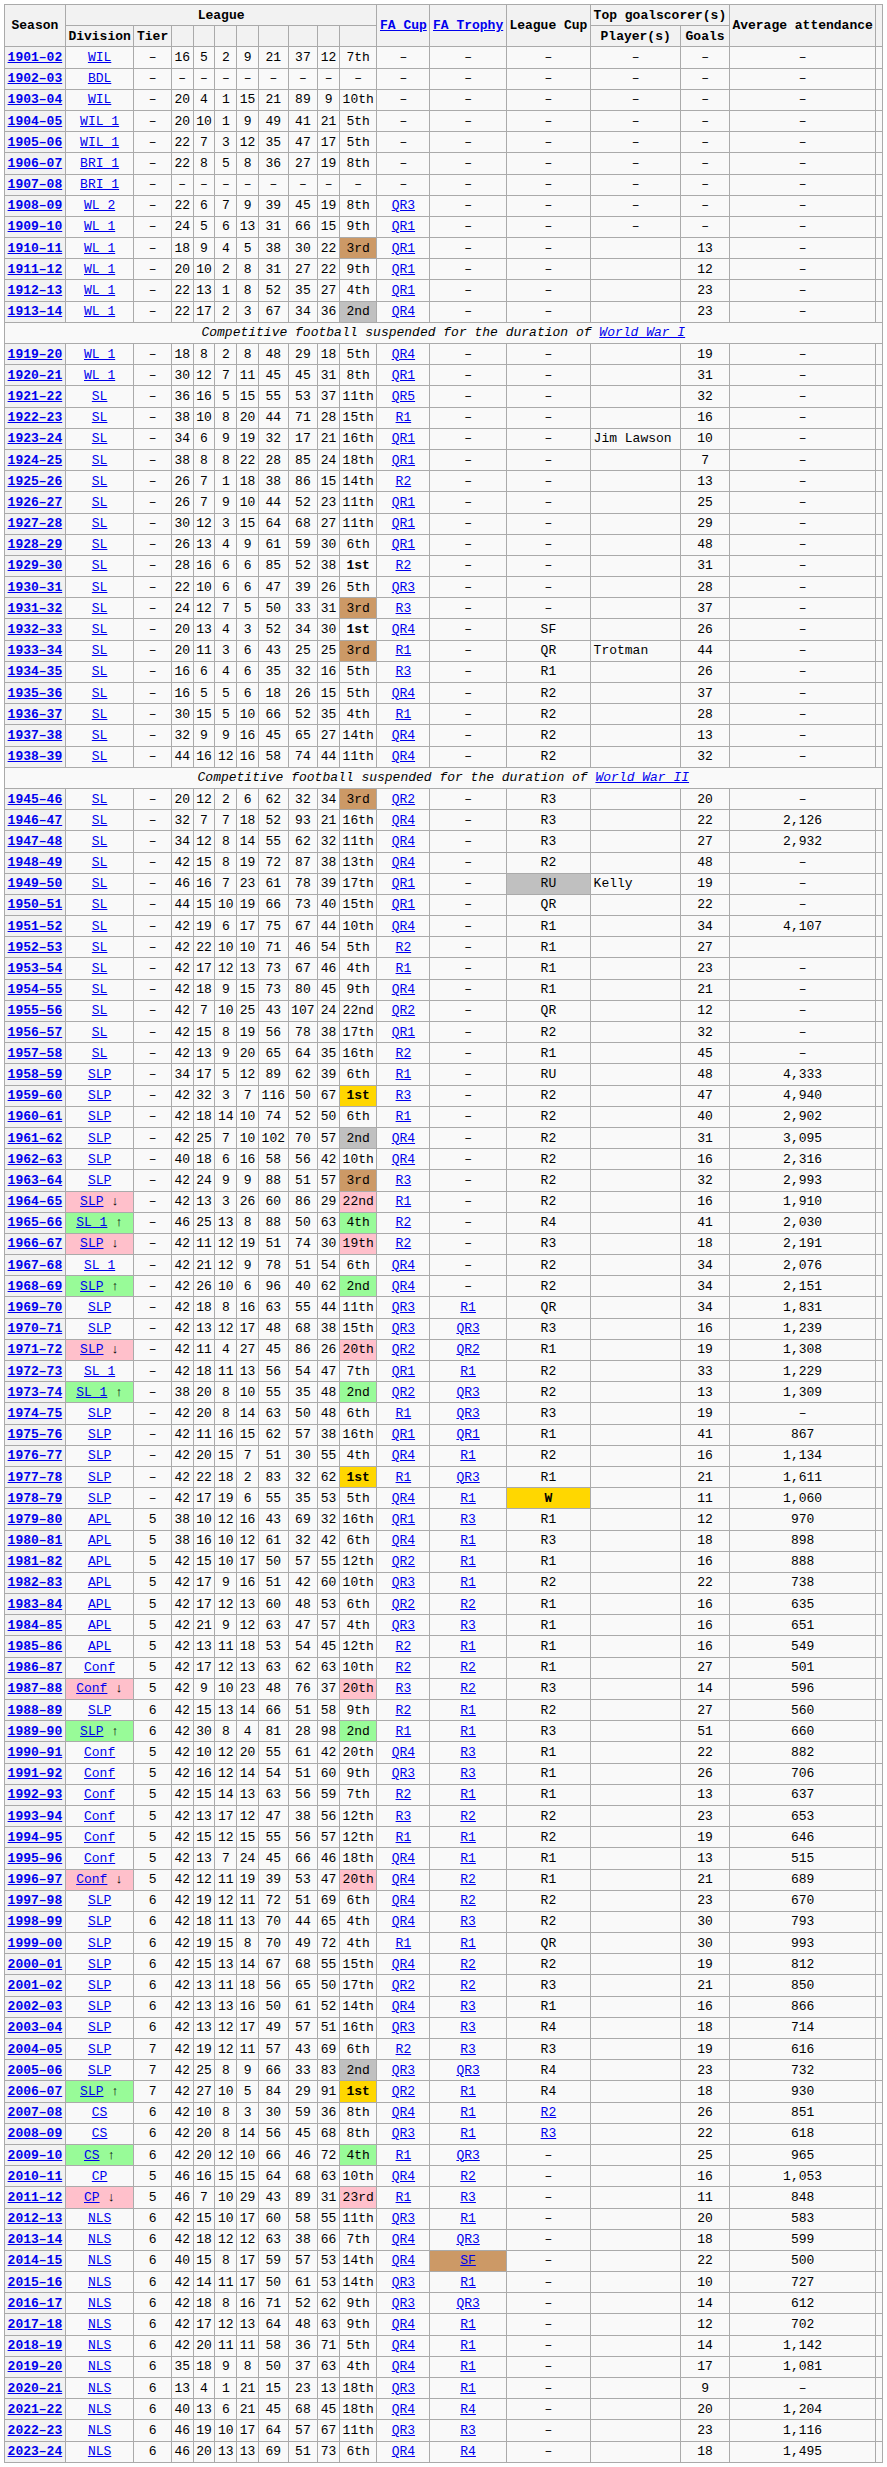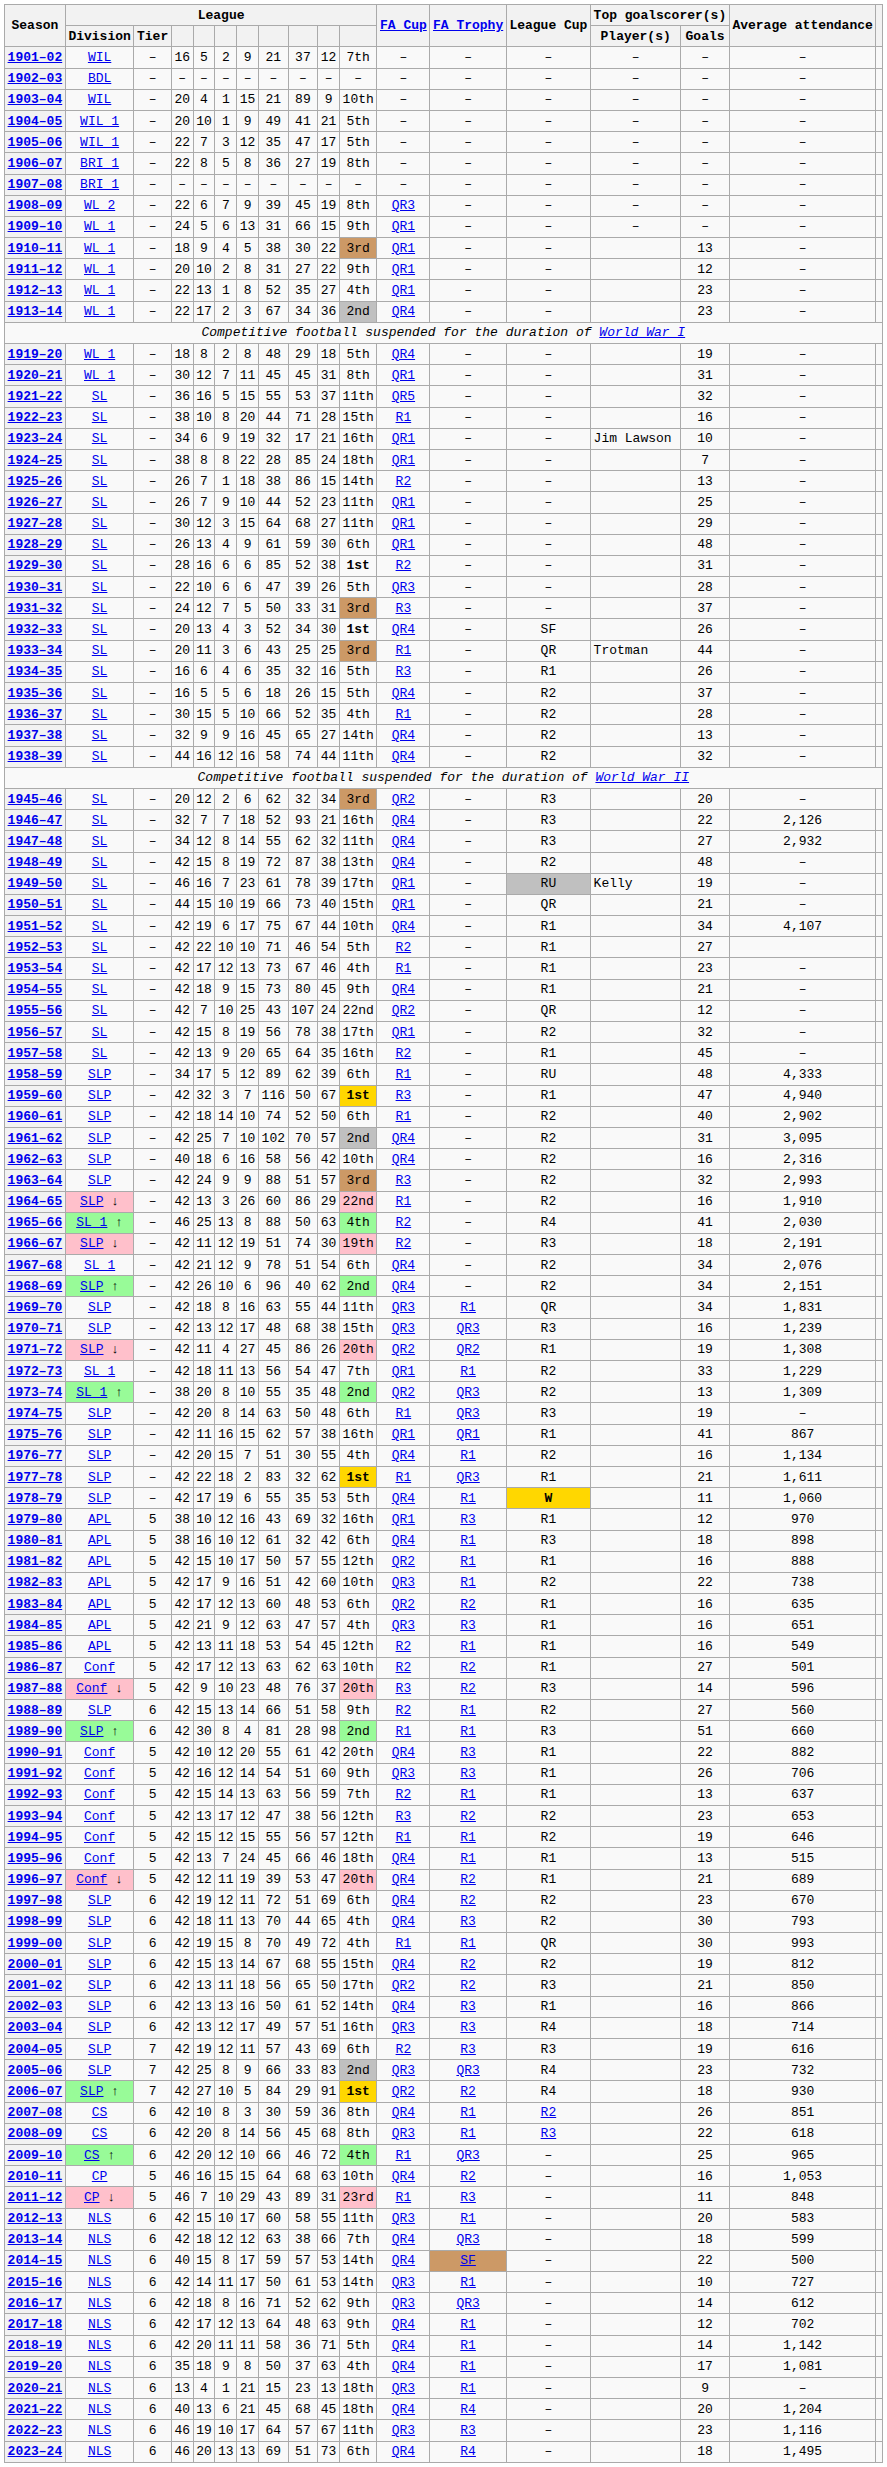(705, 905) 22 -> (705, 905) 21
(548, 1096) R2 -> (548, 1096) R1
(468, 2091) R1 -> (468, 2091) R2
